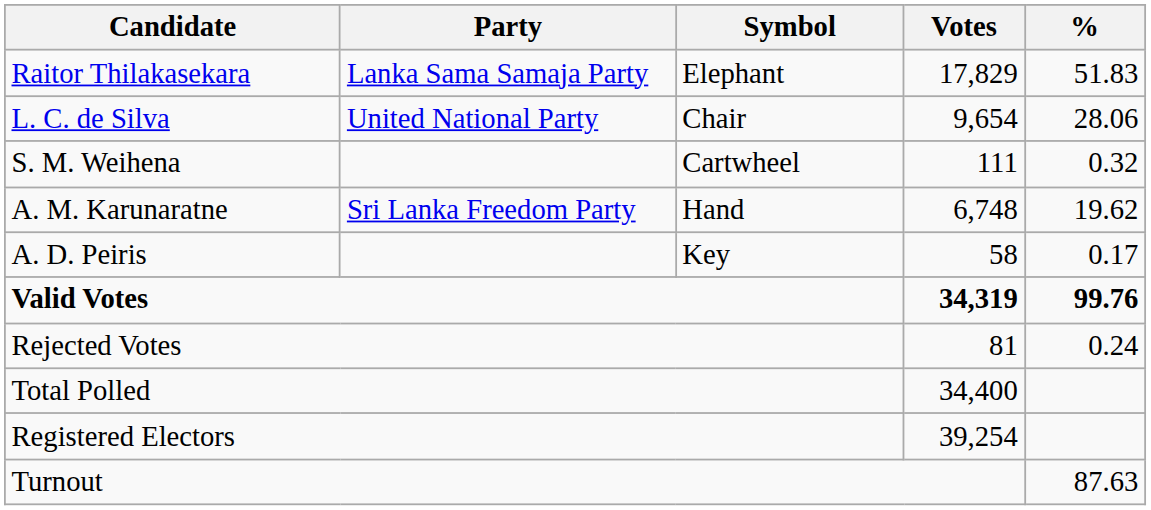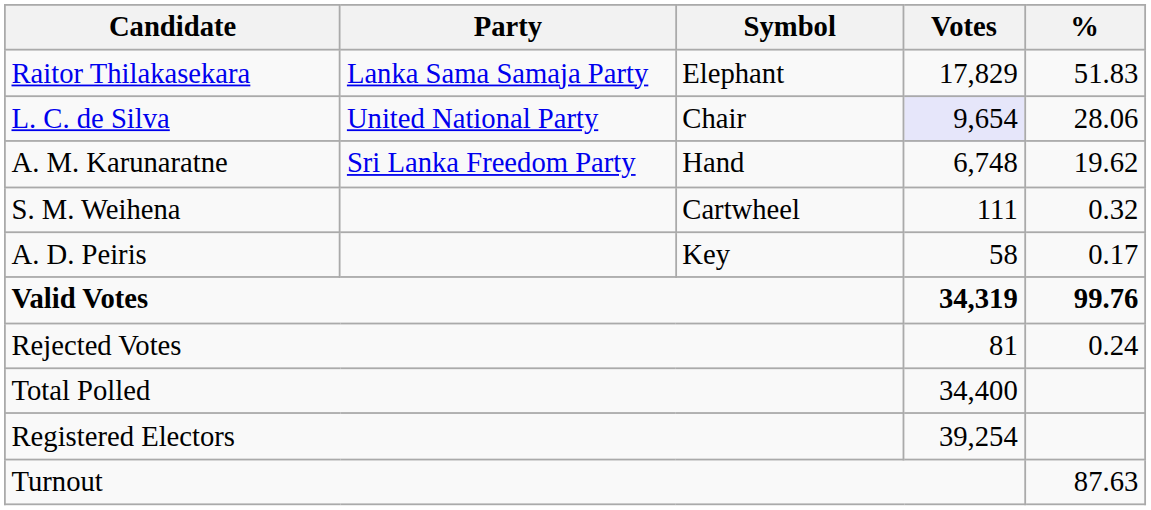(985, 118) no background -> (985, 118) lavender background
rows swapped: (120, 208) <-> (96, 163)
